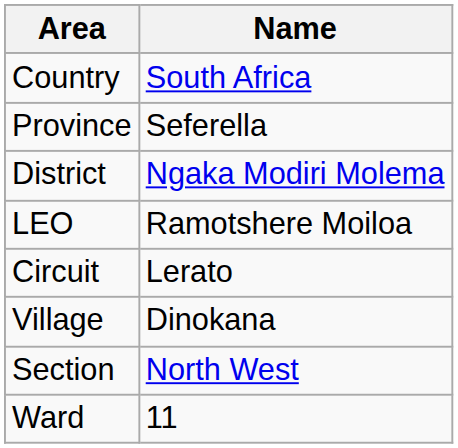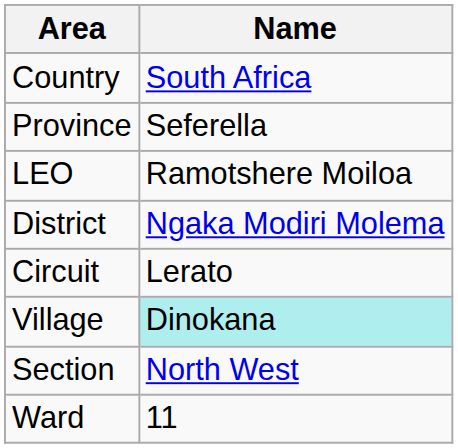rows swapped: (59, 175) <-> (43, 223)
(211, 321) no background -> (211, 321) paleturquoise background
